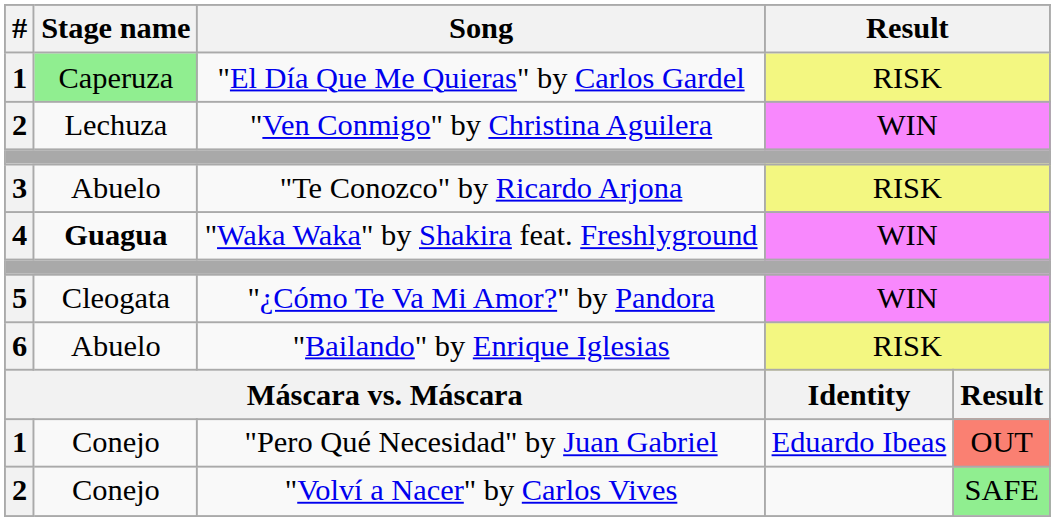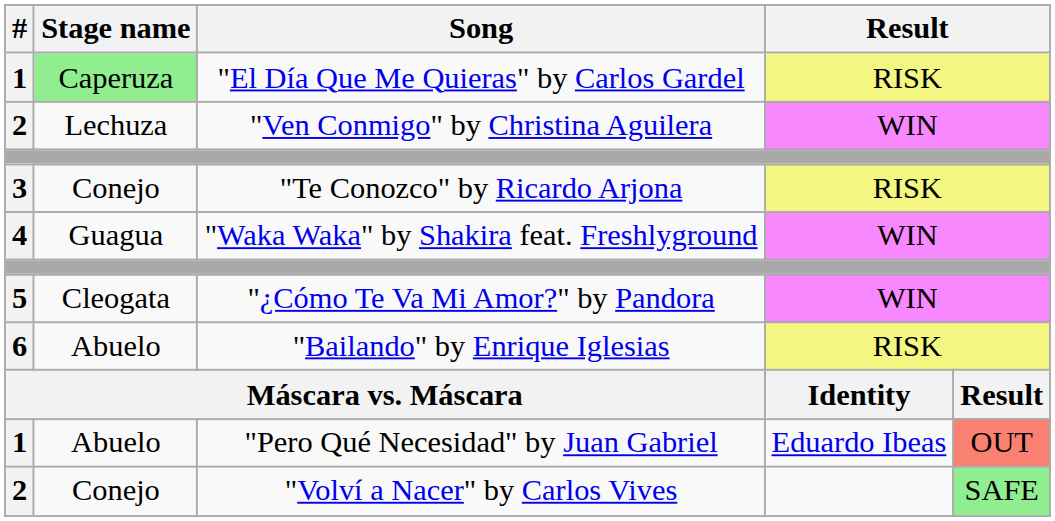(116, 187) Abuelo -> (116, 187) Conejo
(116, 235) bold -> (116, 235) normal
(116, 442) Conejo -> (116, 442) Abuelo
